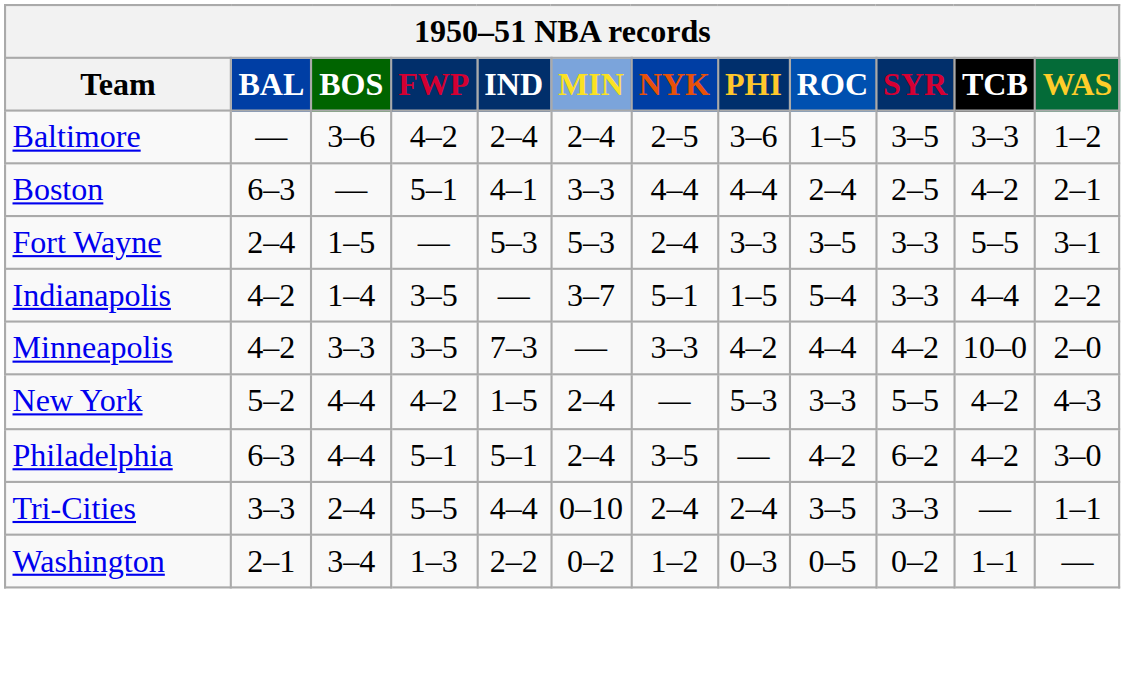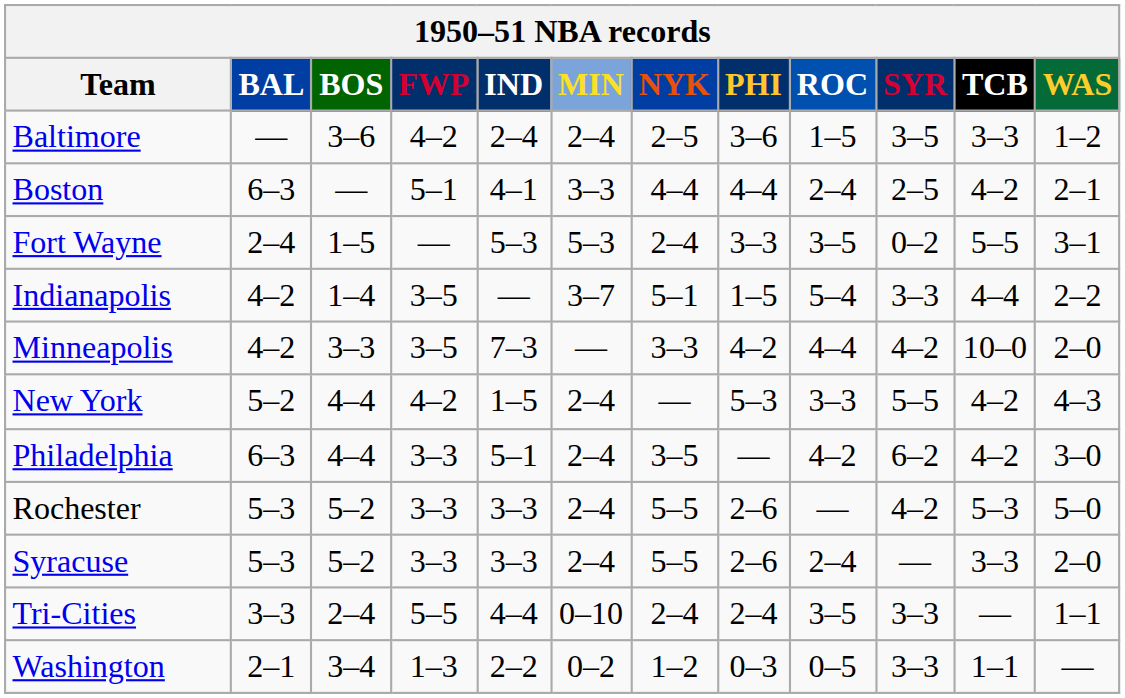(915, 242) 3–3 -> (915, 242) 0–2
(434, 454) 5–1 -> (434, 454) 3–3
+ row: (77, 507)
+ row: (70, 559)
(915, 559) 0–2 -> (915, 665) 3–3
